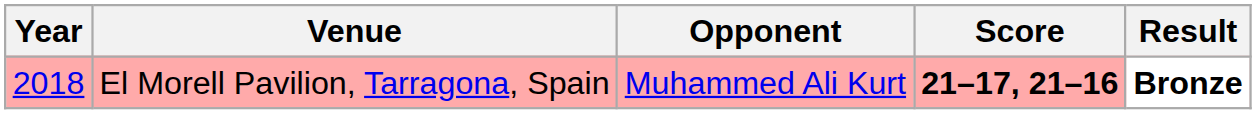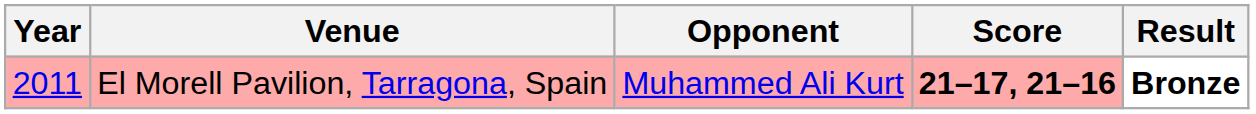(49, 82) 2018 -> (47, 82) 2011
